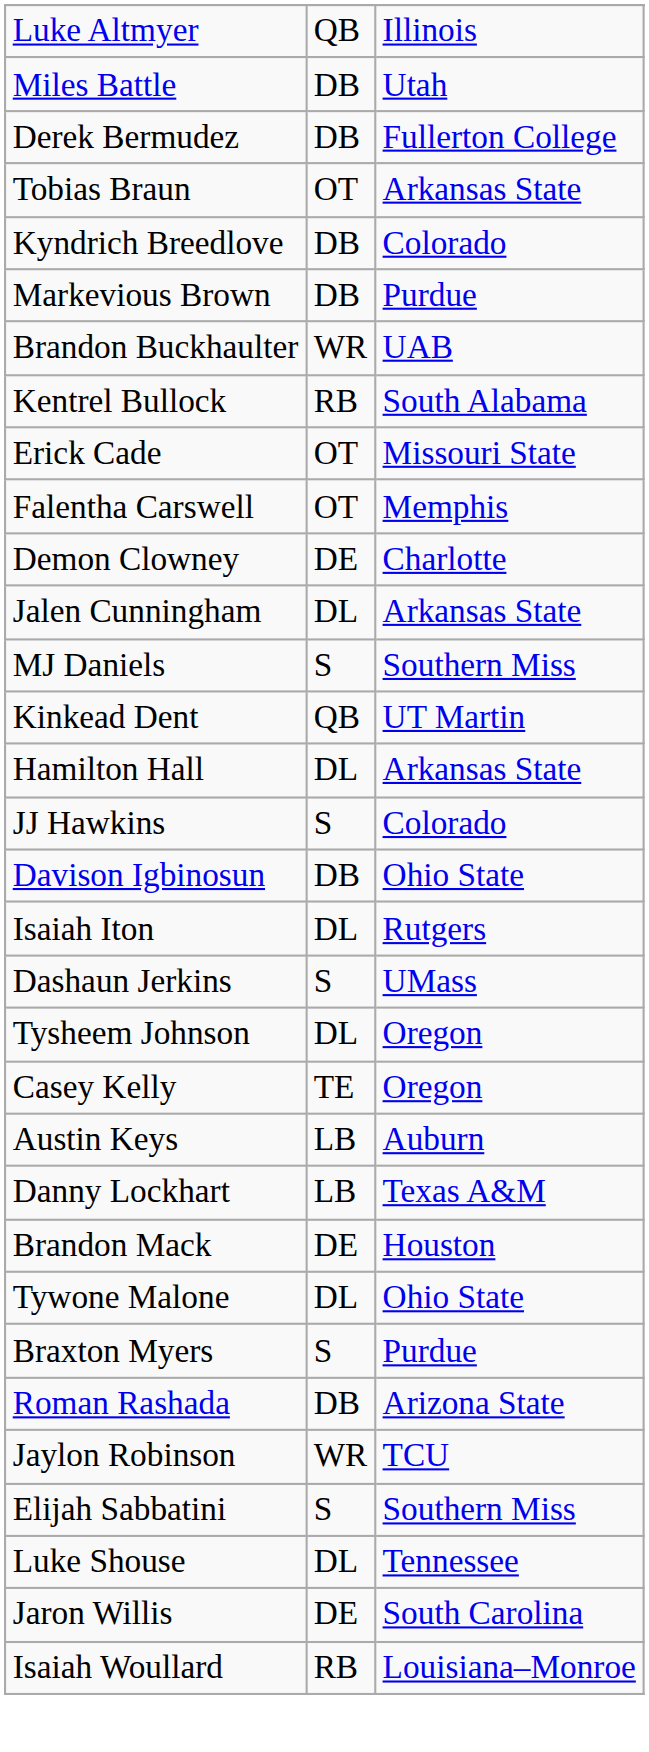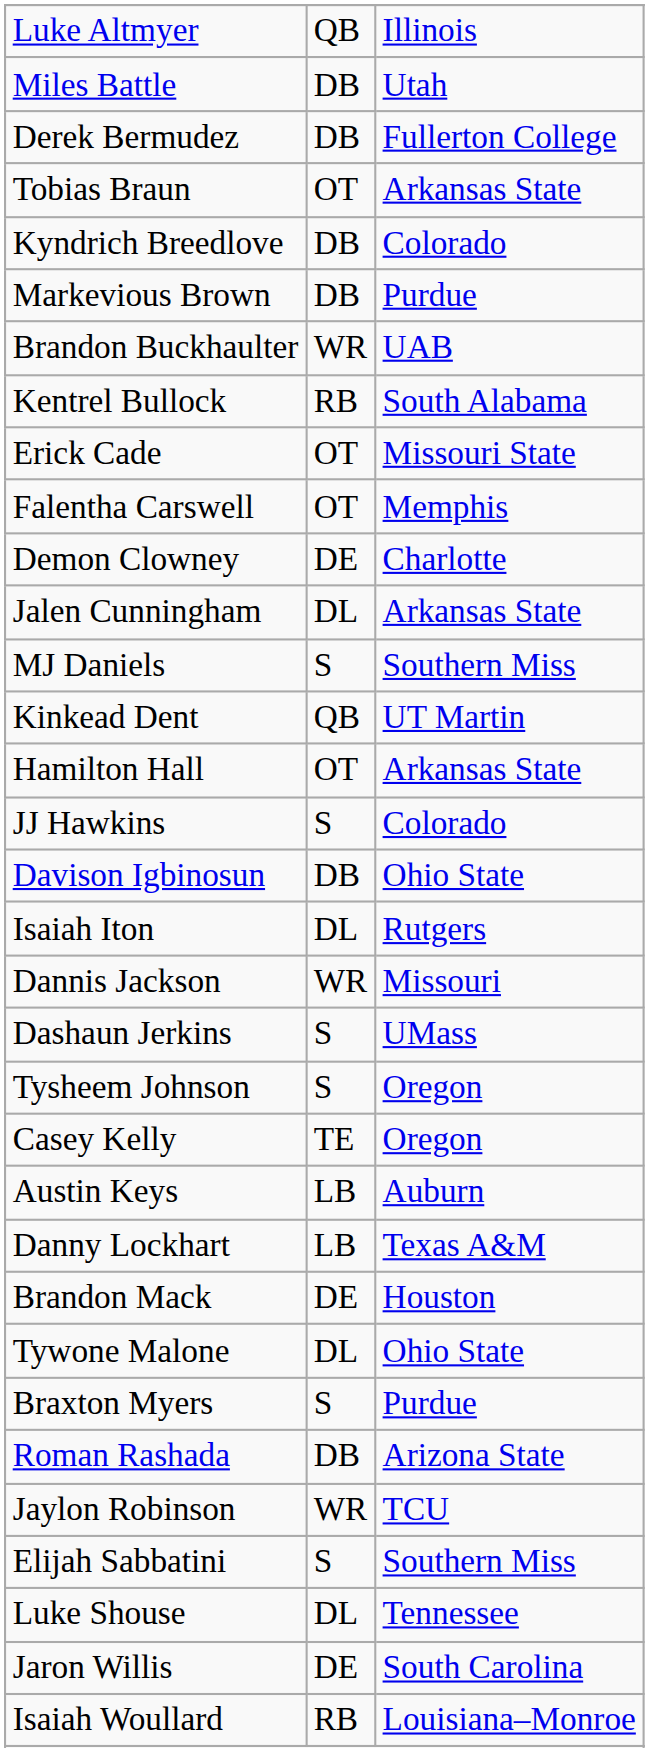(336, 769) DL -> (336, 769) OT
+ row: (117, 980)
(336, 1033) DL -> (323, 1086) S
